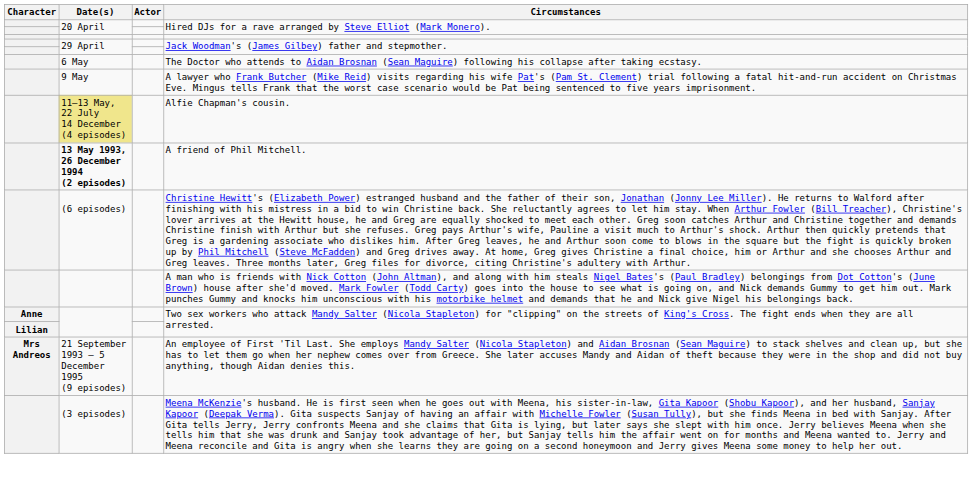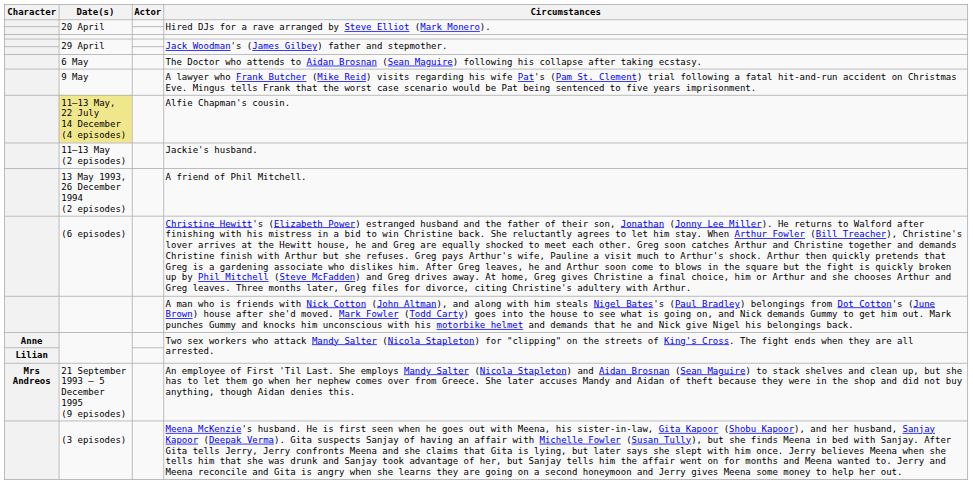+ row: (32, 155)
(94, 166) bold -> (94, 192) normal
